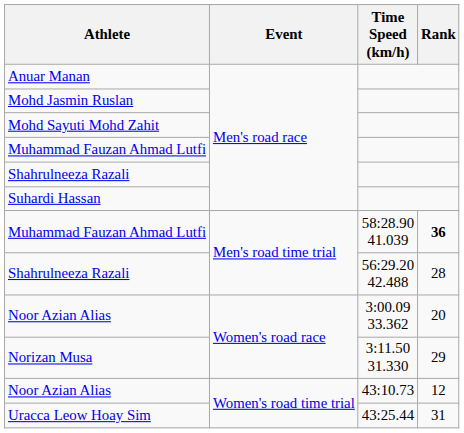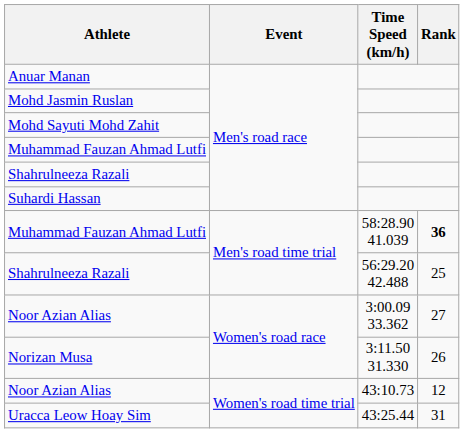(438, 274) 28 -> (438, 274) 25
(438, 316) 20 -> (438, 316) 27
(438, 358) 29 -> (438, 358) 26
